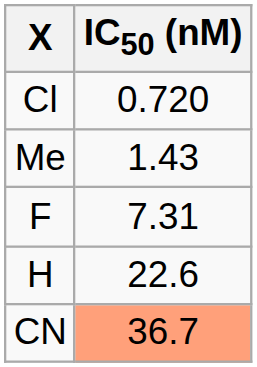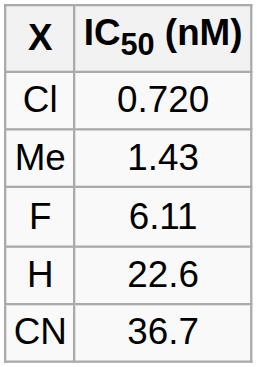(163, 216) 7.31 -> (163, 216) 6.11
(163, 332) lightsalmon background -> (163, 332) no background
